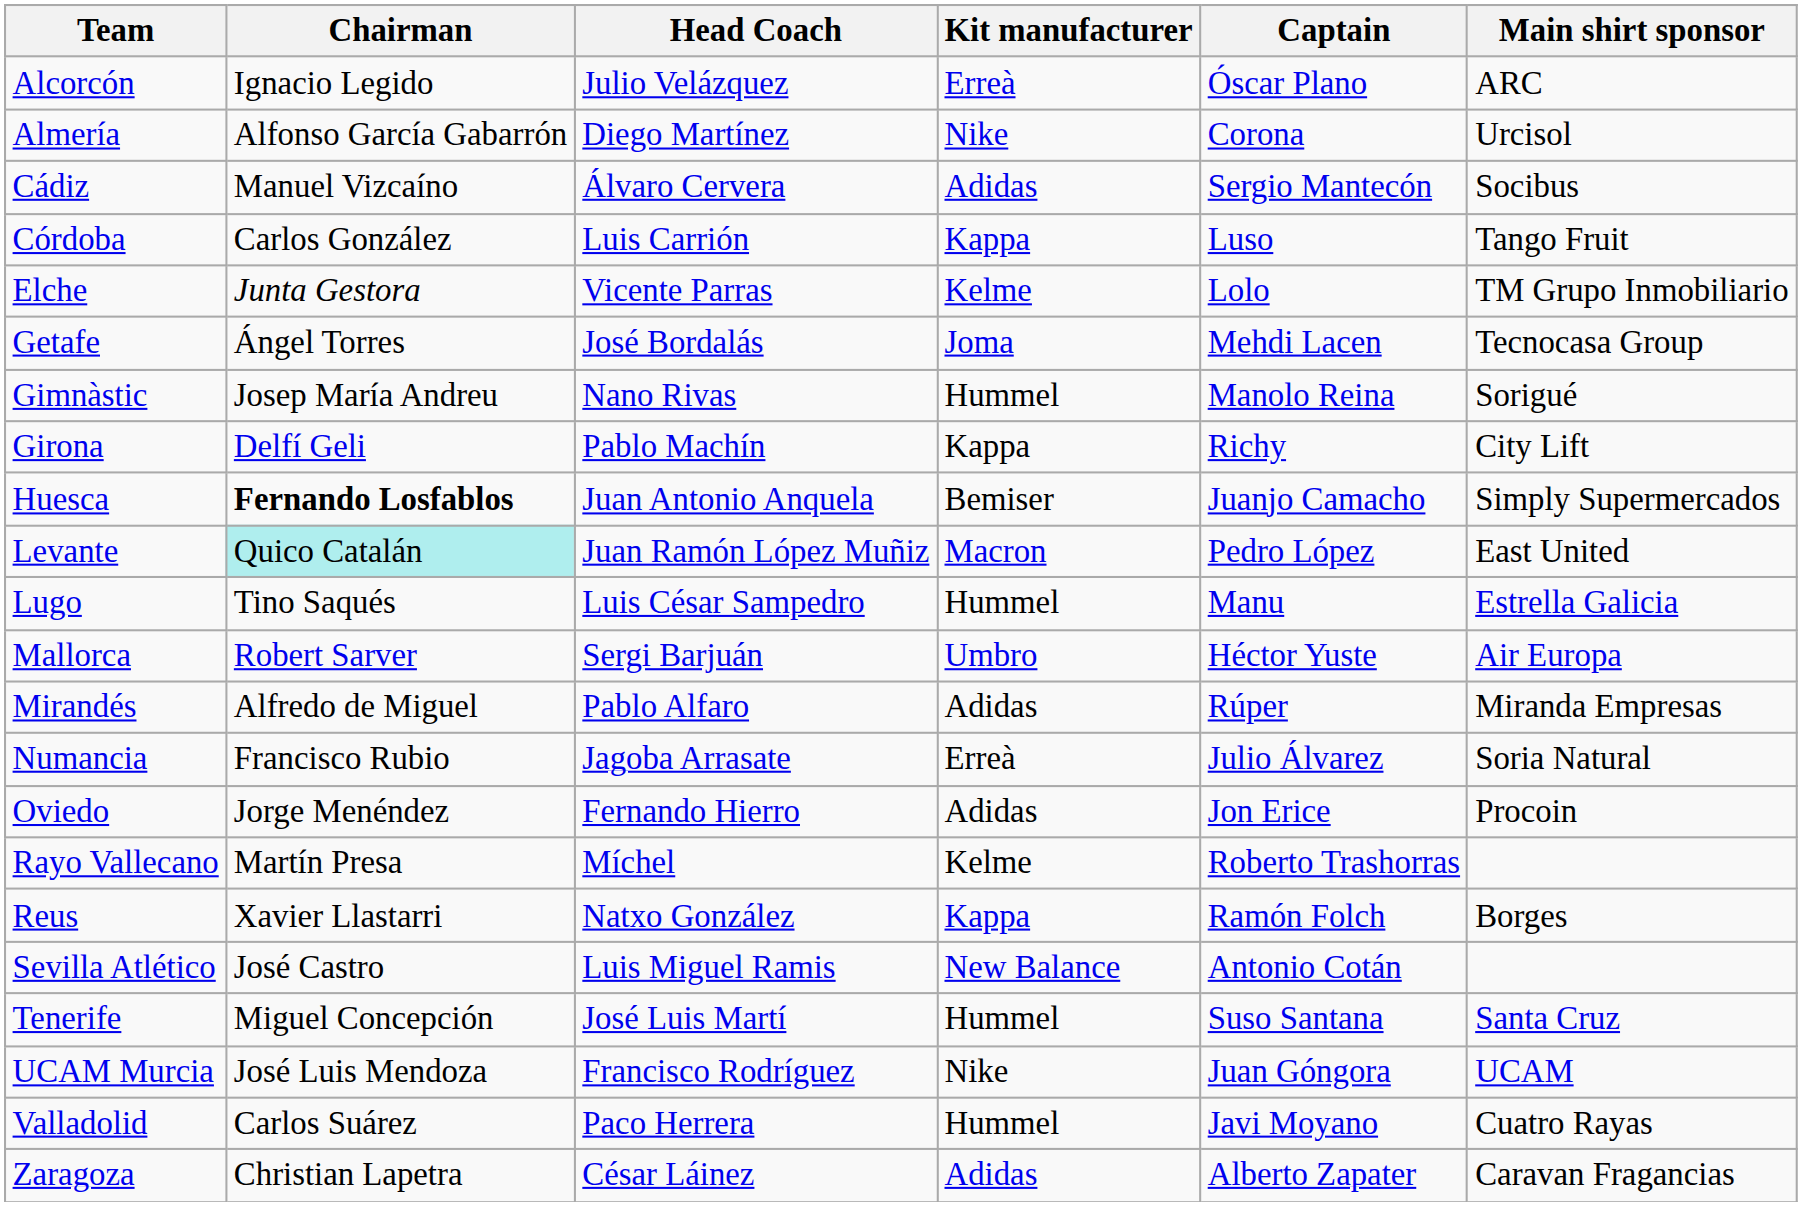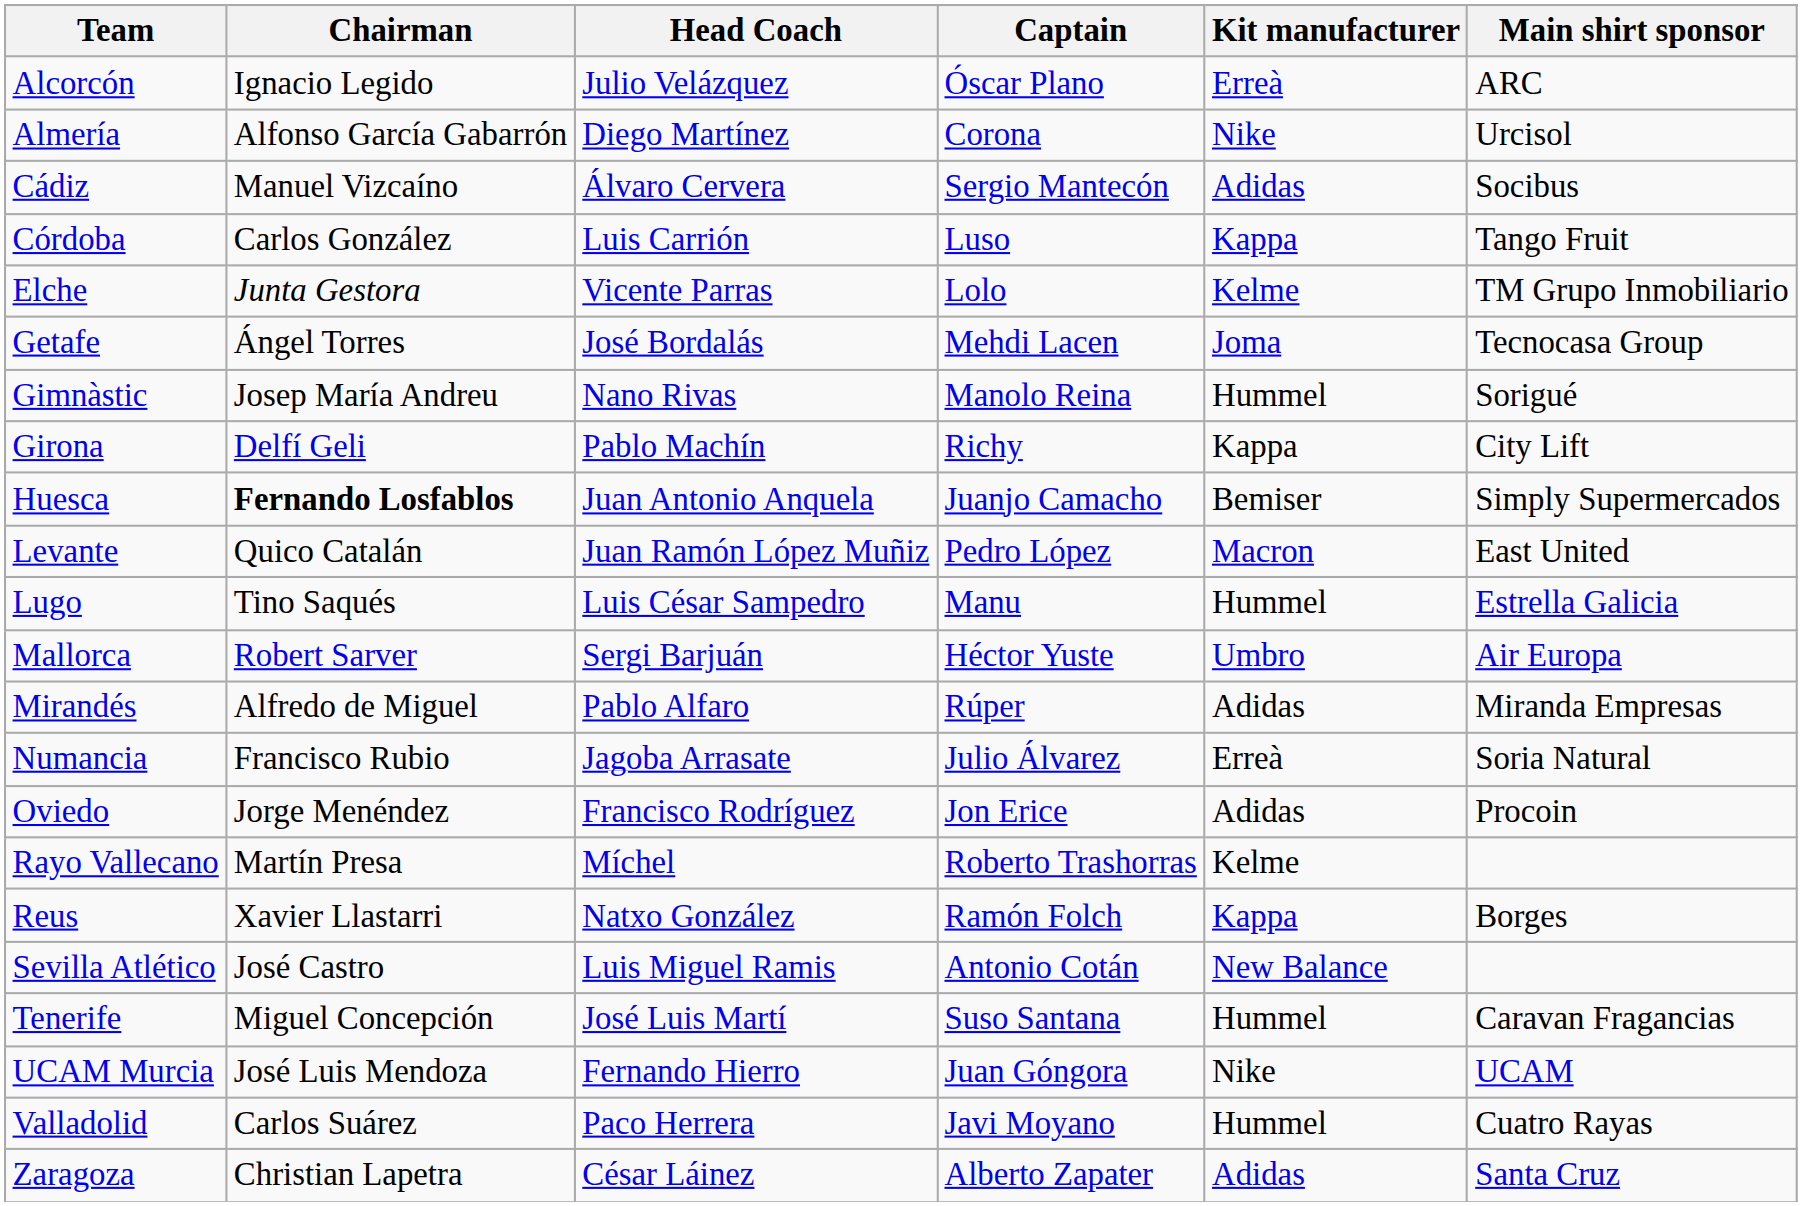columns swapped: (1334, 30) <-> (1069, 30)
(328, 550) paleturquoise background -> (328, 550) no background
(691, 810) Fernando Hierro -> (719, 810) Francisco Rodríguez
(1548, 1018) Santa Cruz -> (1605, 1018) Caravan Fragancias
(719, 1070) Francisco Rodríguez -> (691, 1070) Fernando Hierro
(1605, 1174) Caravan Fragancias -> (1548, 1174) Santa Cruz
